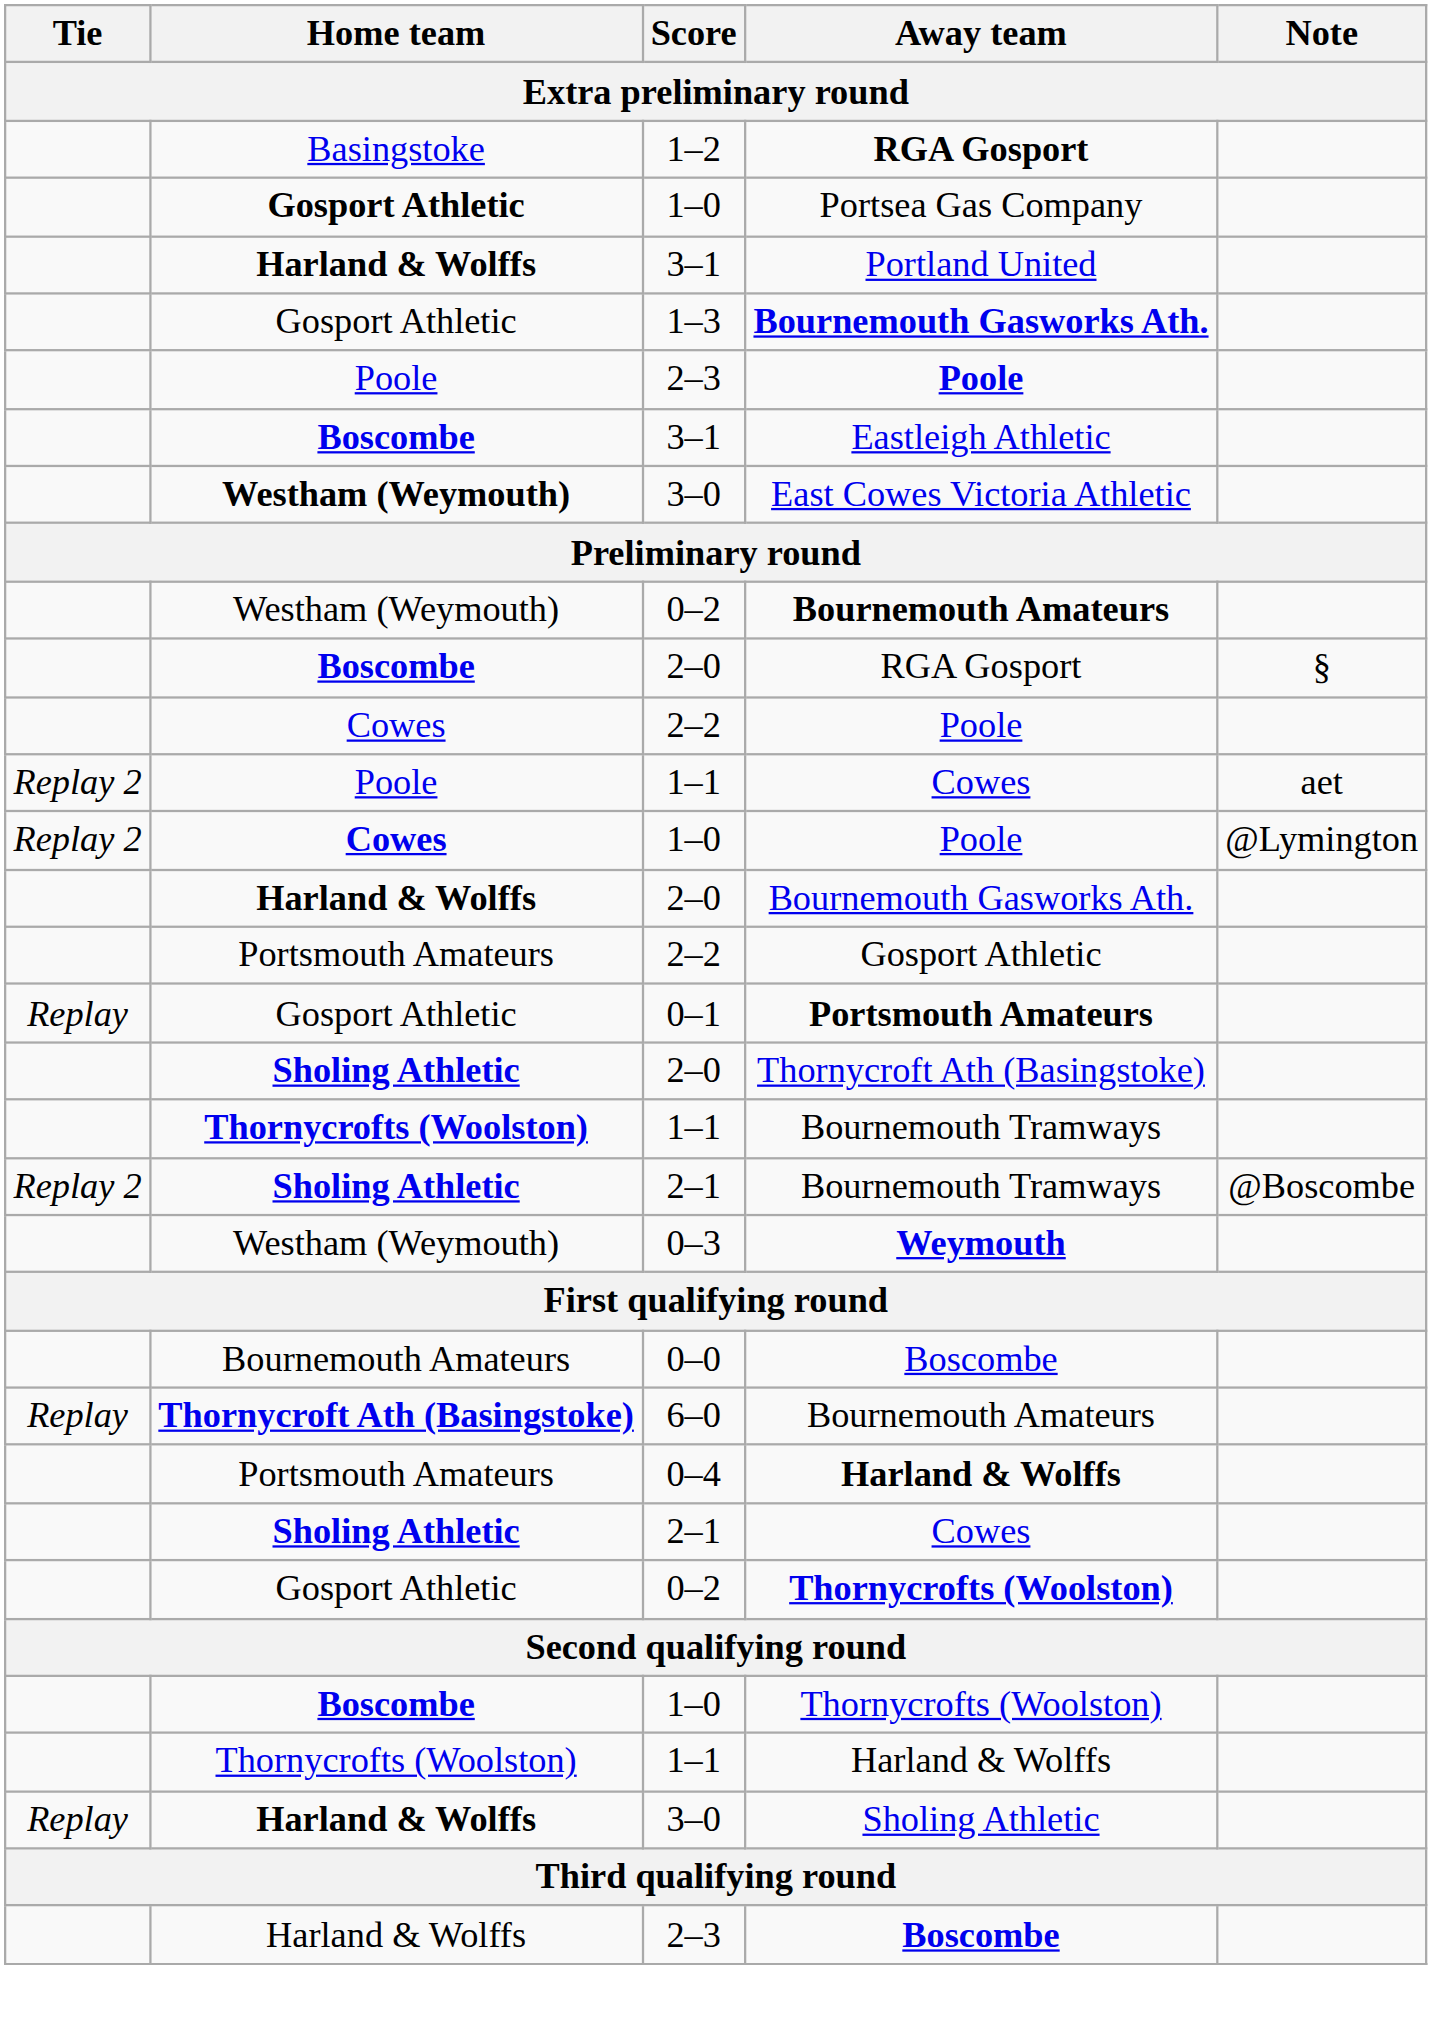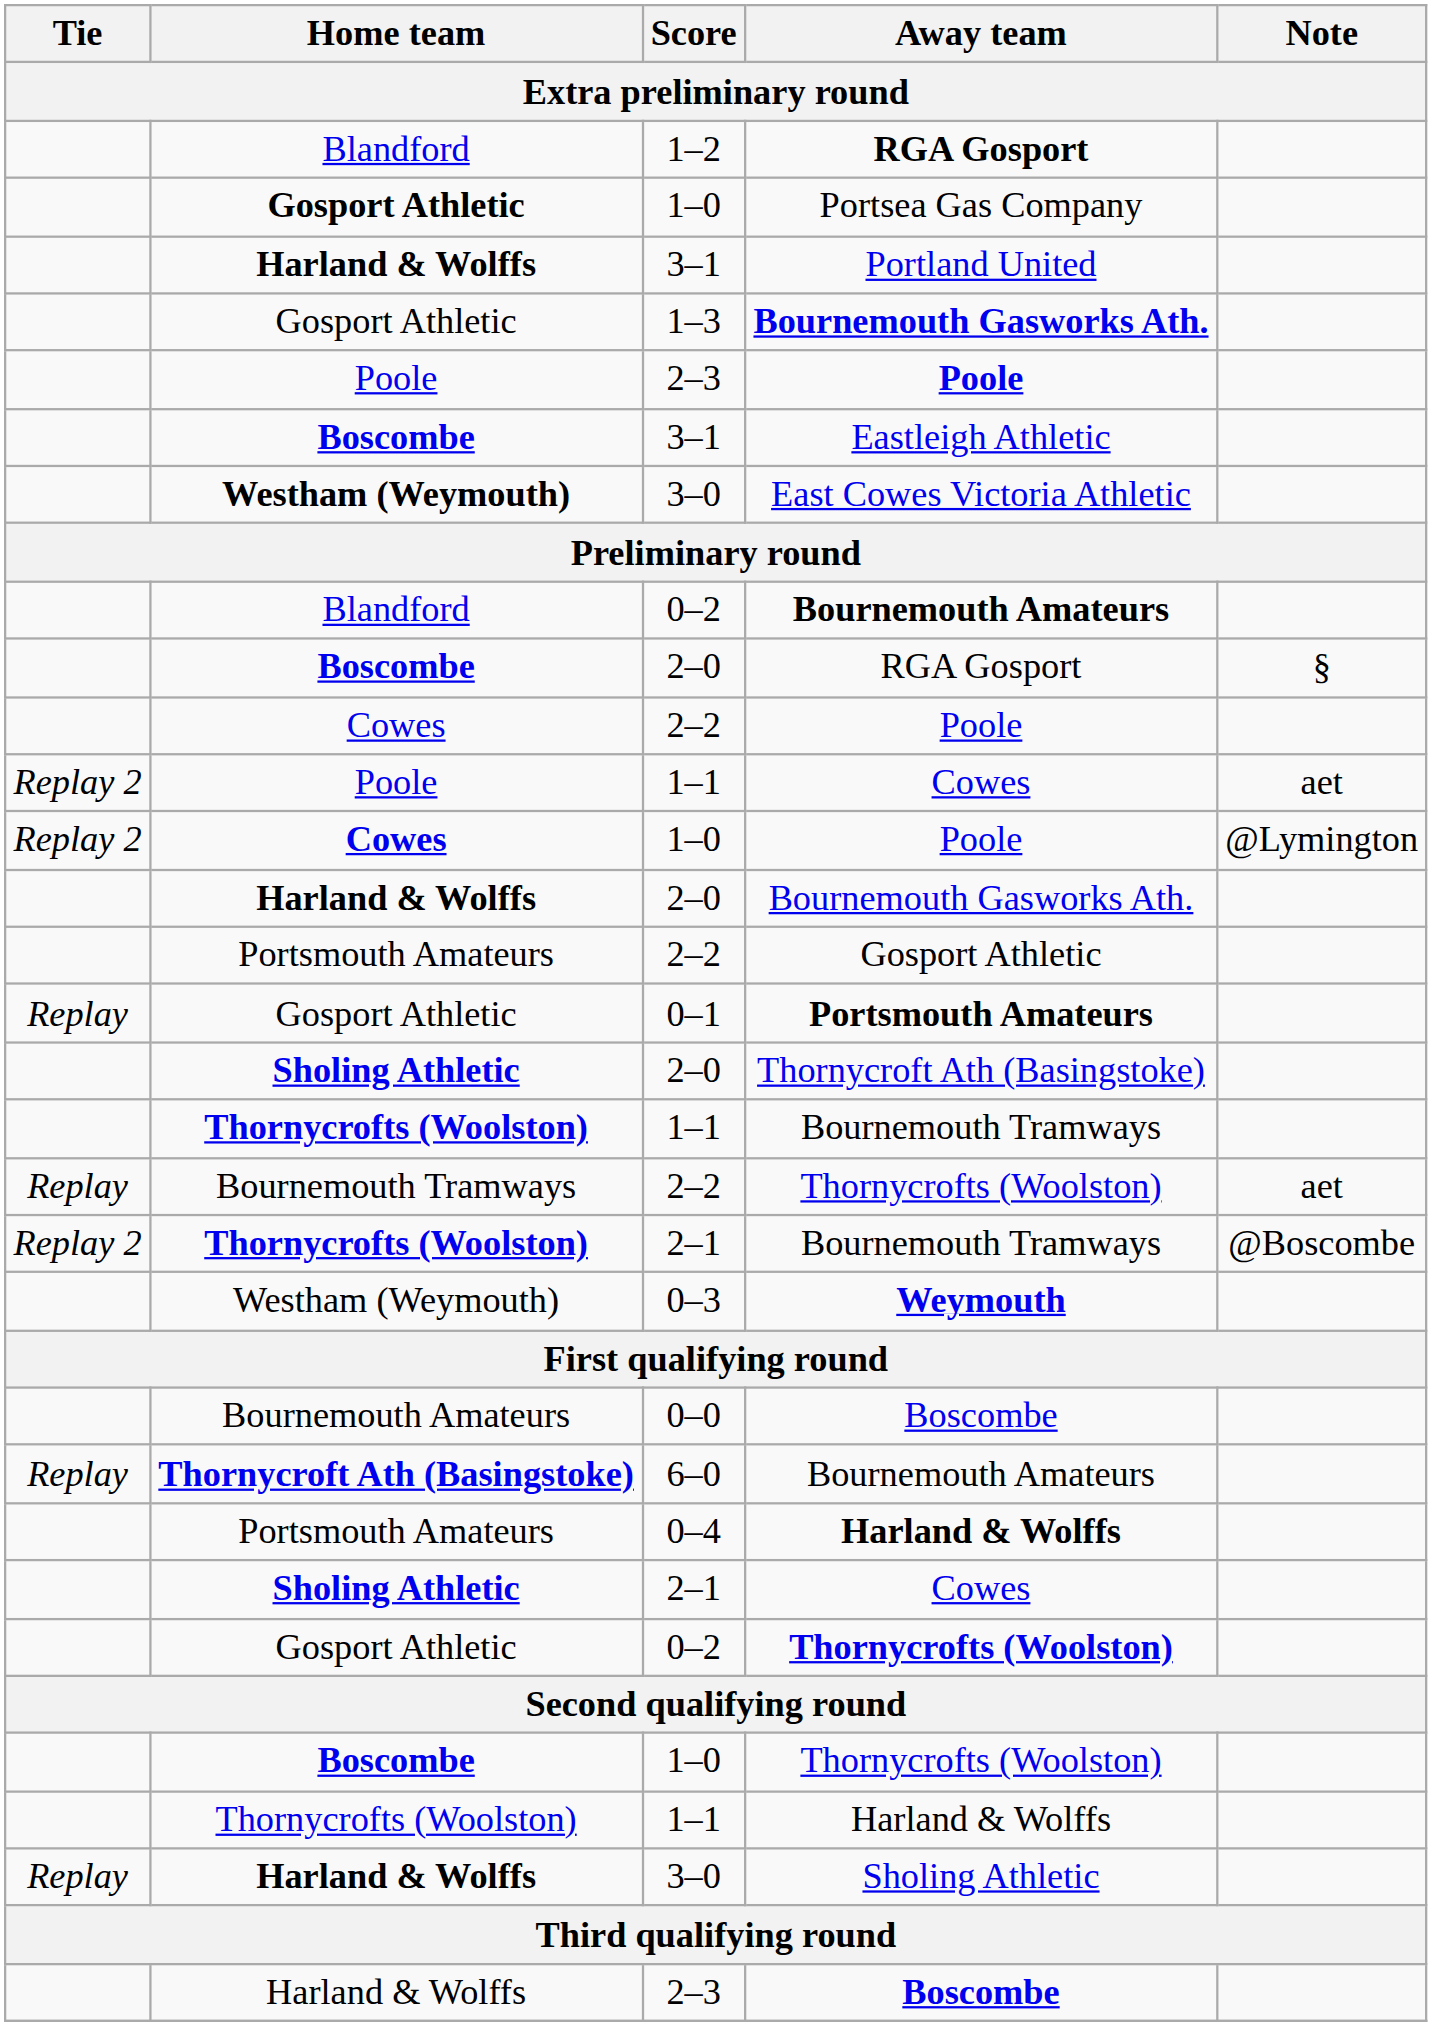(396, 148) Basingstoke -> (396, 148) Blandford
(396, 609) Westham (Weymouth) -> (396, 609) Blandford
+ row: (694, 1185)
(396, 1185) Sholing Athletic -> (396, 1242) Thornycrofts (Woolston)
